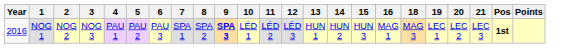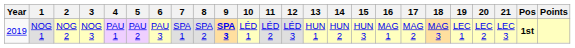+ column: (413, 11)
(17, 30) 2016 -> (17, 30) 2019
